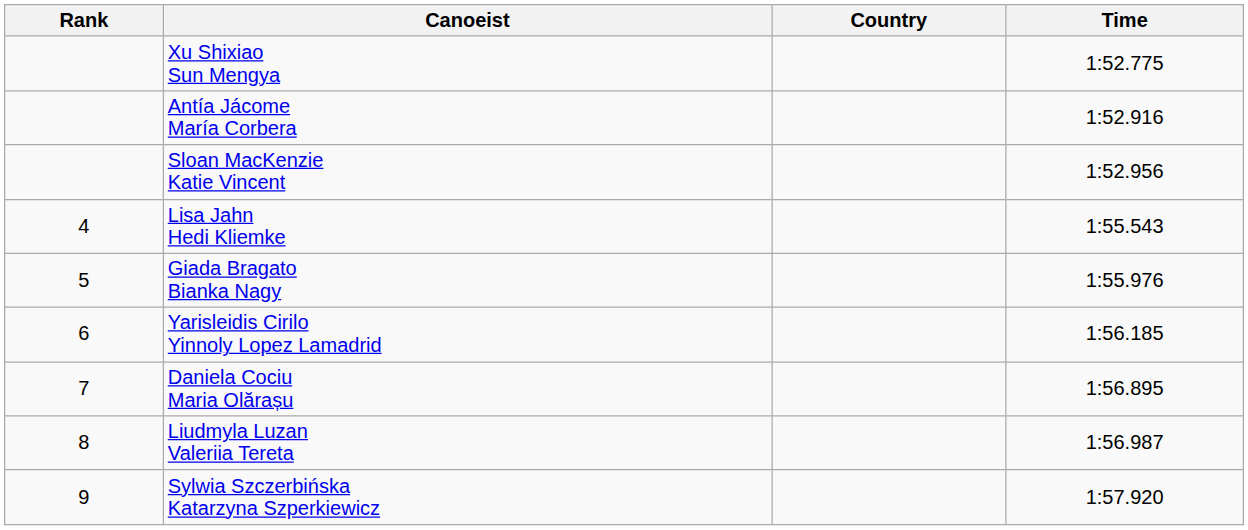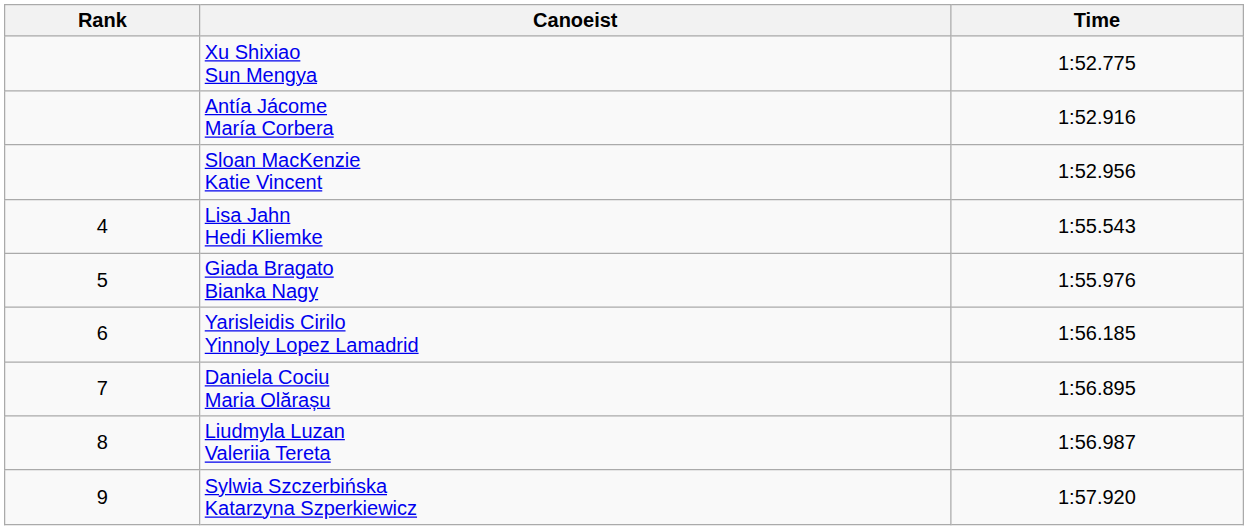- column: (889, 20)
